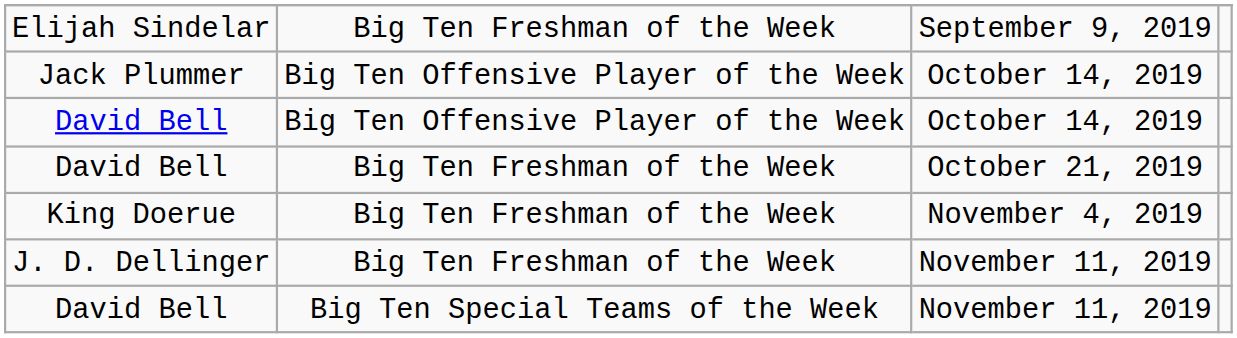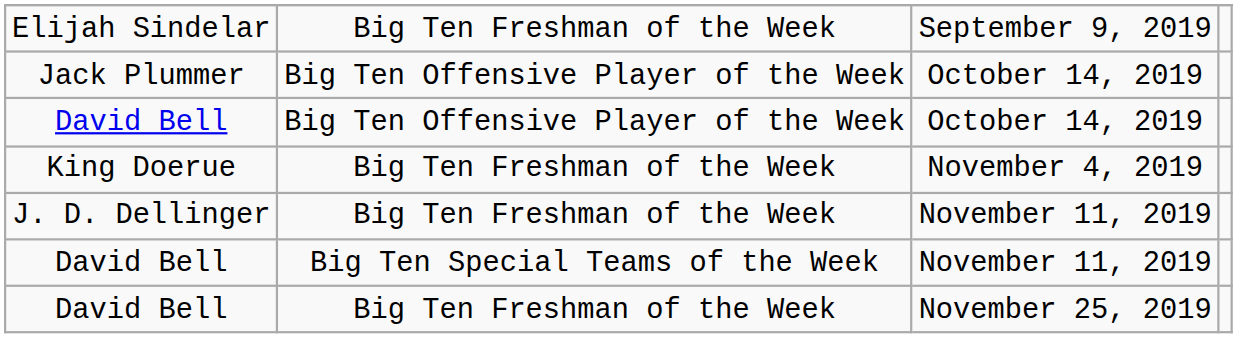- row: (141, 169)
+ row: (141, 309)
